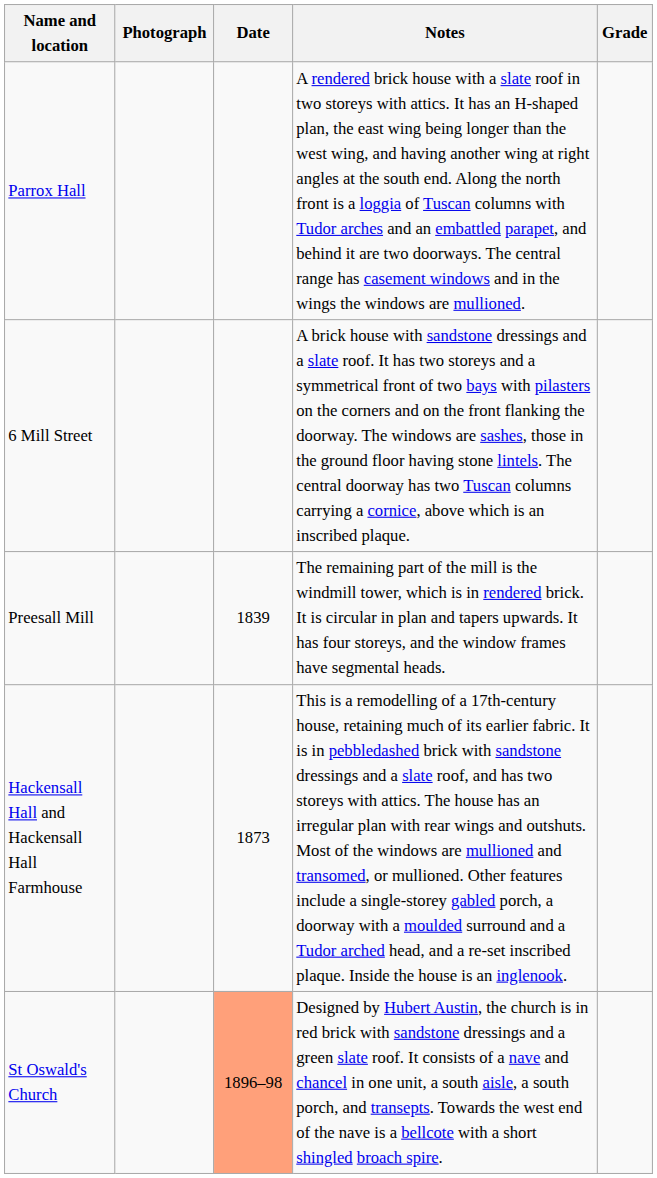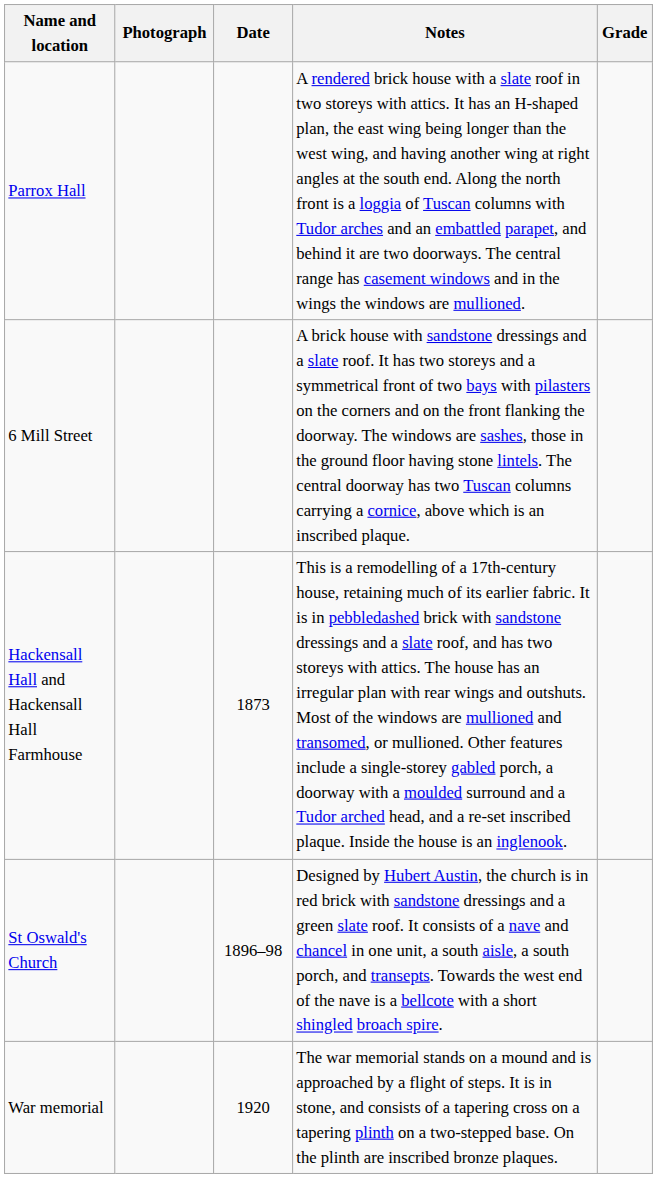- row: (51, 617)
(253, 1082) lightsalmon background -> (253, 950) no background
+ row: (56, 1107)
